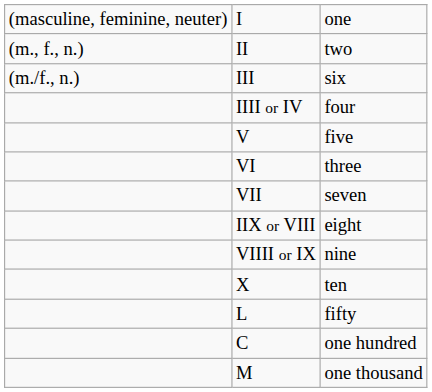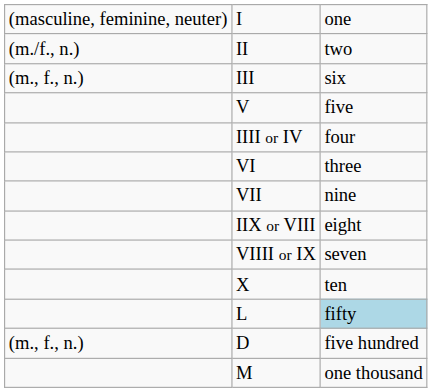(46, 48) (m., f., n.) -> (44, 48) (m./f., n.)
(44, 78) (m./f., n.) -> (46, 78) (m., f., n.)
rows swapped: (269, 107) <-> (243, 136)
(346, 195) seven -> (340, 195) nine
(340, 254) nine -> (346, 254) seven
(340, 313) no background -> (340, 313) lightblue background
- row: (242, 343)
+ row: (243, 343)
